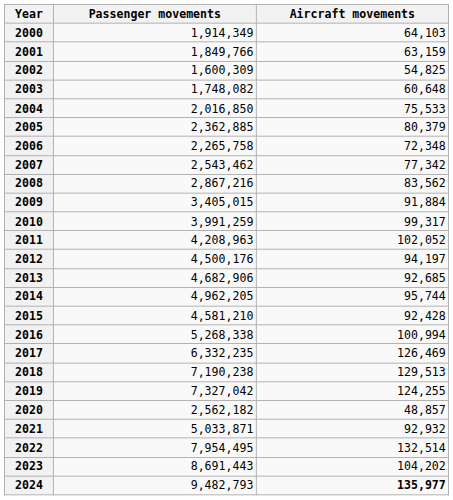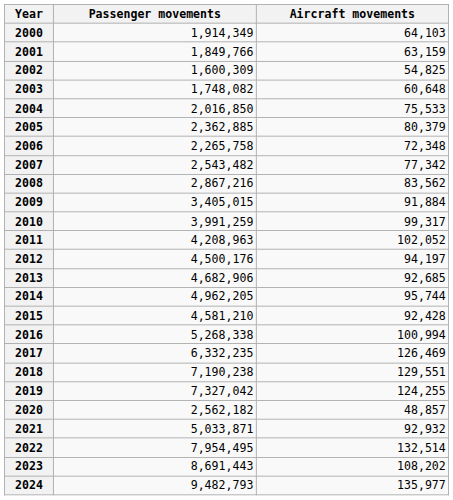(222, 165) 2,543,462 -> (222, 165) 2,543,482
(421, 372) 129,513 -> (421, 372) 129,551
(421, 466) 104,202 -> (421, 466) 108,202
(421, 485) bold -> (421, 485) normal
